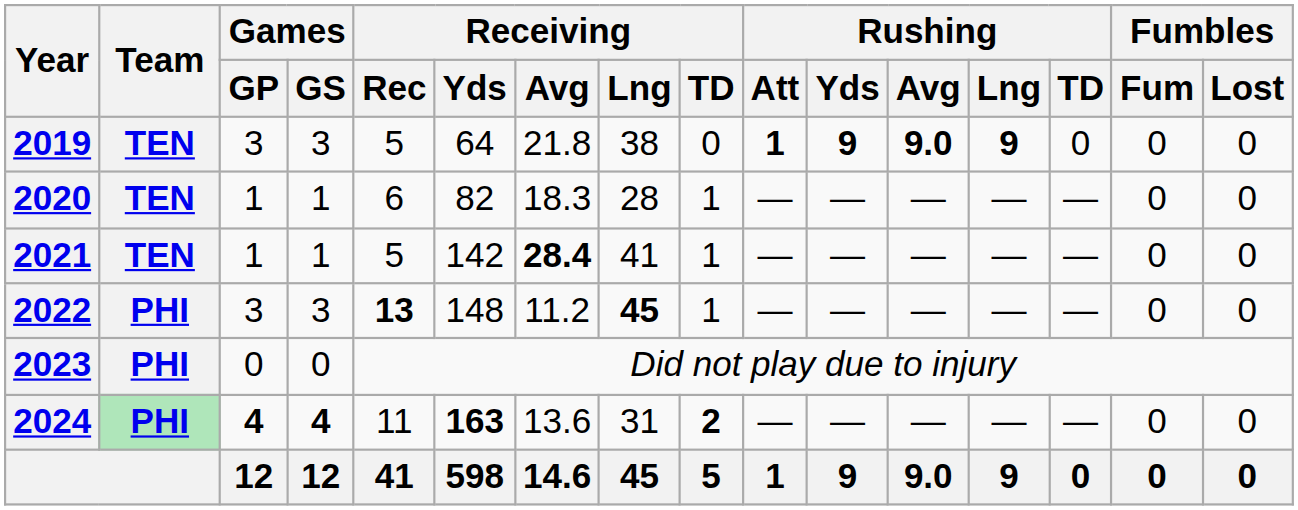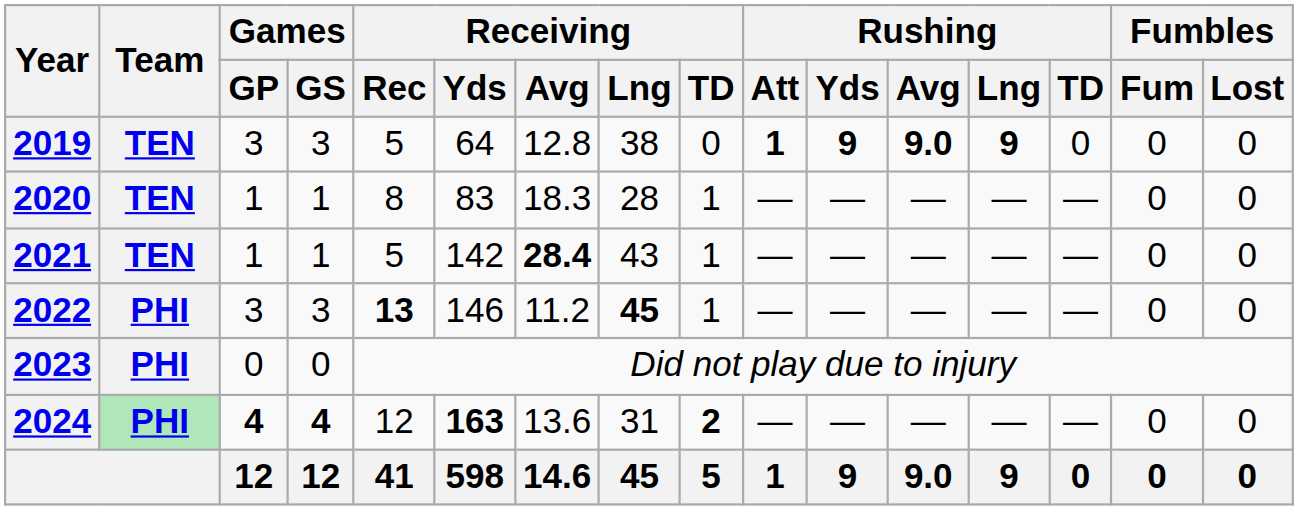(557, 143) 21.8 -> (557, 143) 12.8
(394, 198) 6 -> (394, 198) 8
(475, 198) 82 -> (475, 198) 83
(639, 254) 41 -> (639, 254) 43
(475, 310) 148 -> (475, 310) 146
(394, 421) 11 -> (394, 421) 12
